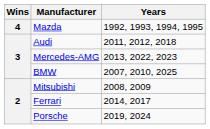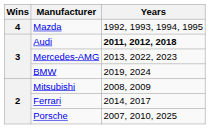(140, 42) normal -> (140, 42) bold
(140, 72) 2007, 2010, 2025 -> (127, 72) 2019, 2024
(127, 116) 2019, 2024 -> (140, 116) 2007, 2010, 2025
